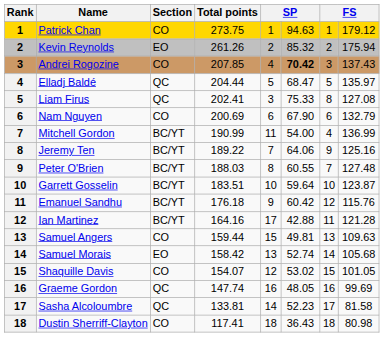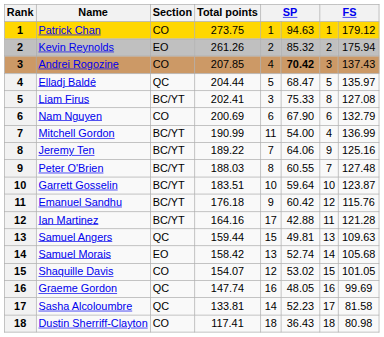(161, 99) QC -> (169, 99) BC/YT
(161, 237) CO -> (161, 237) QC
